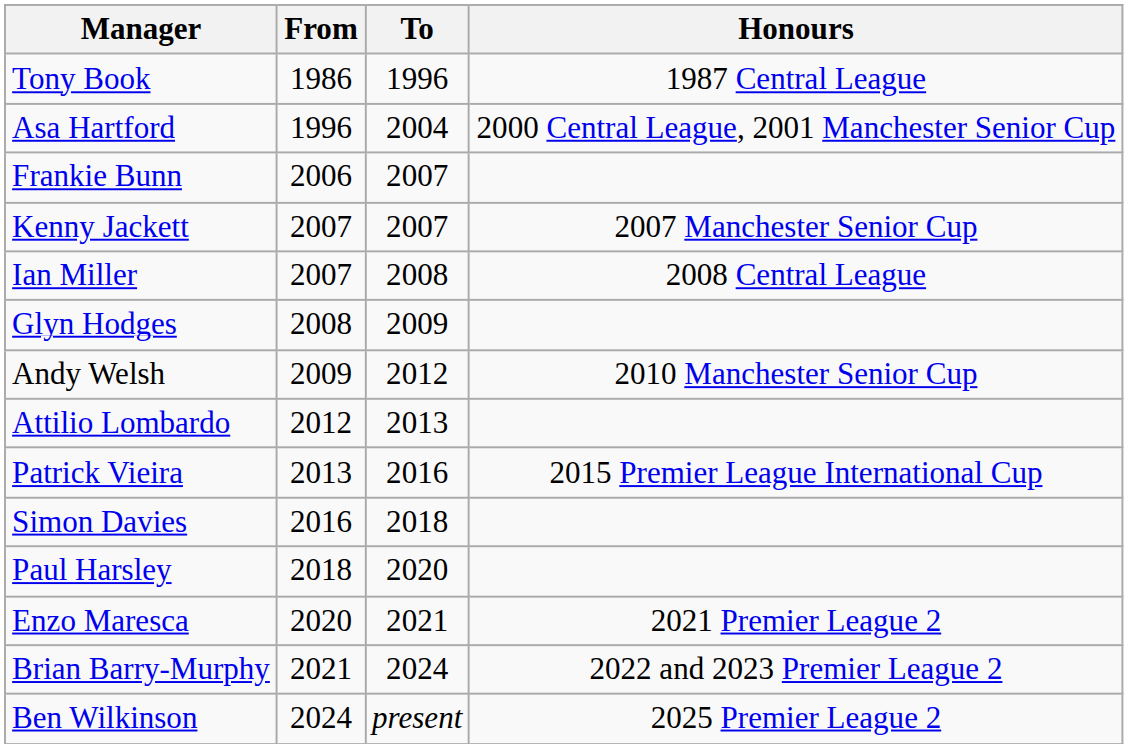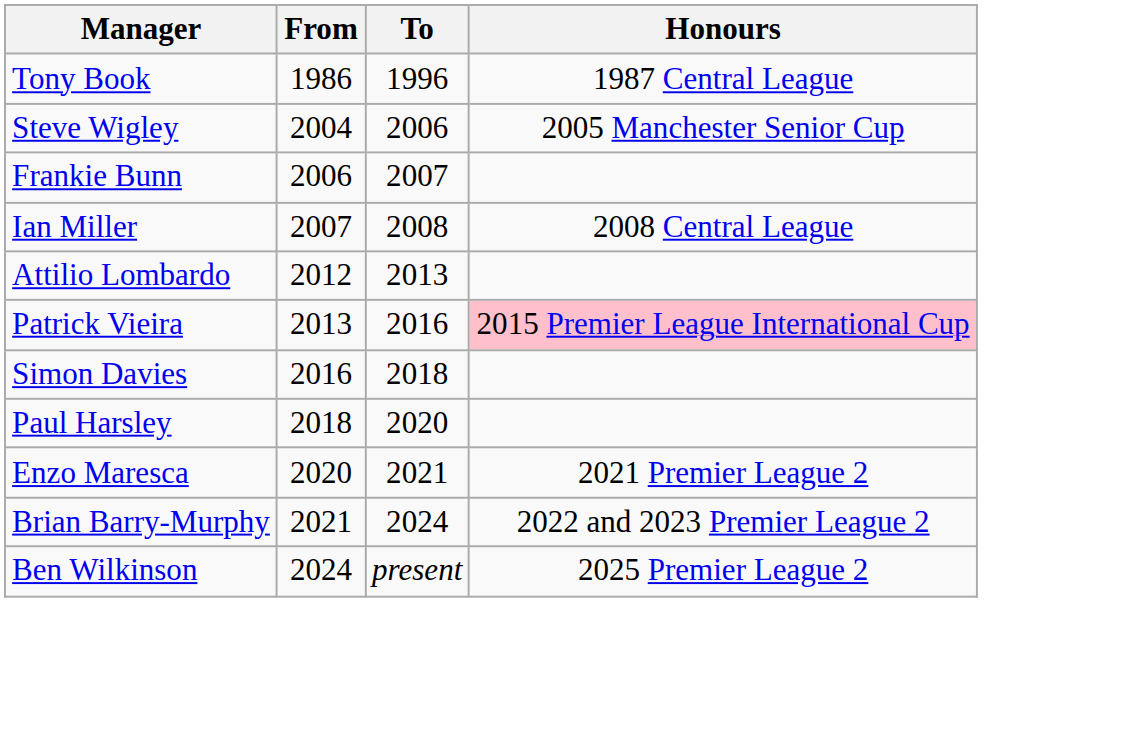- row: (94, 127)
+ row: (95, 127)
- row: (100, 226)
- row: (94, 324)
- row: (89, 373)
(796, 472) no background -> (723, 324) pink background
